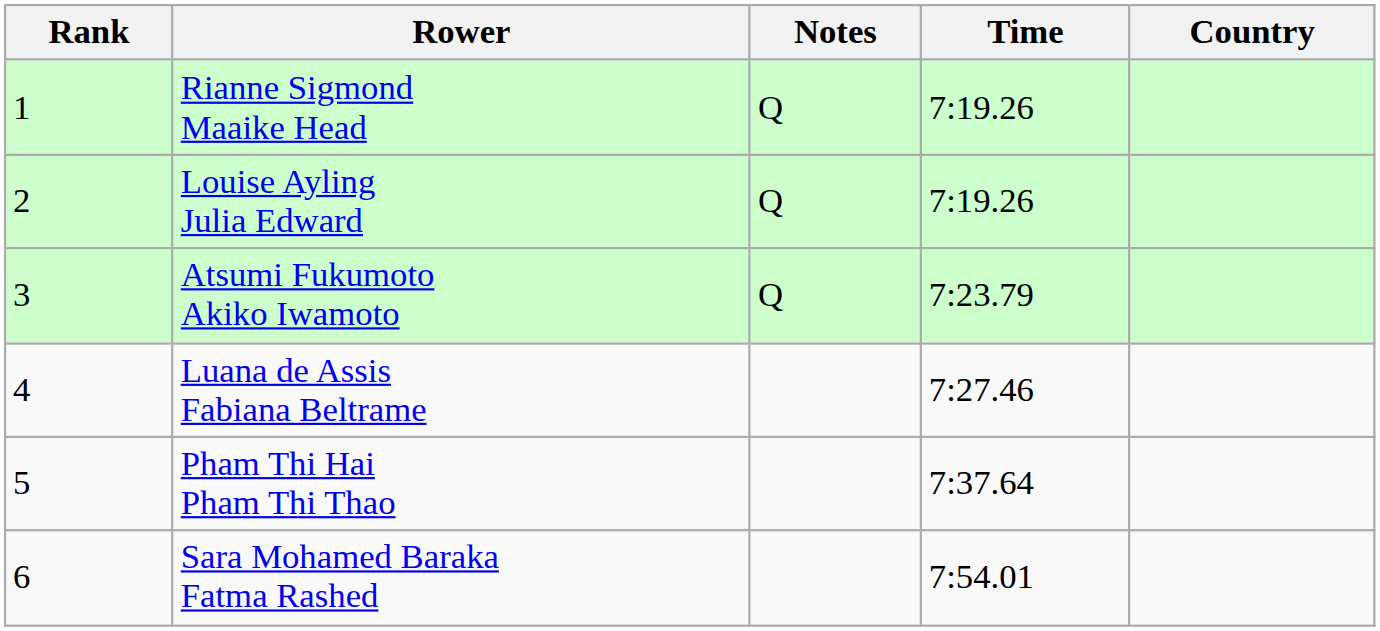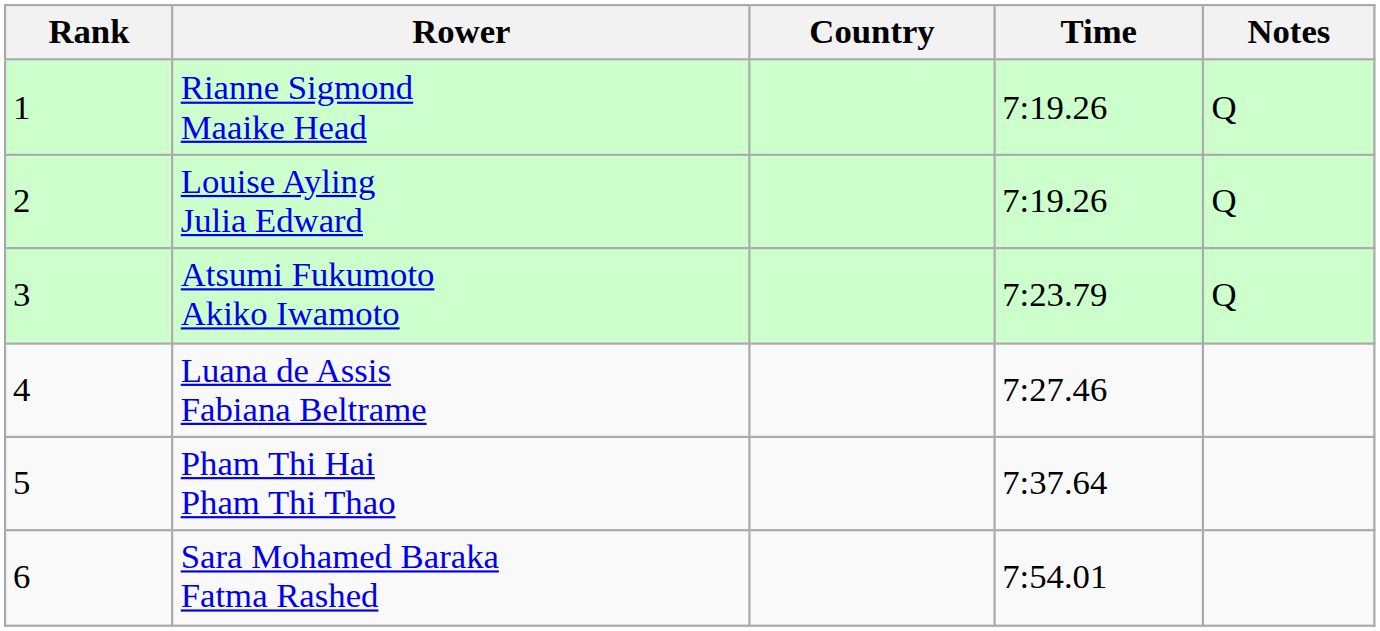columns swapped: (1252, 32) <-> (835, 32)
